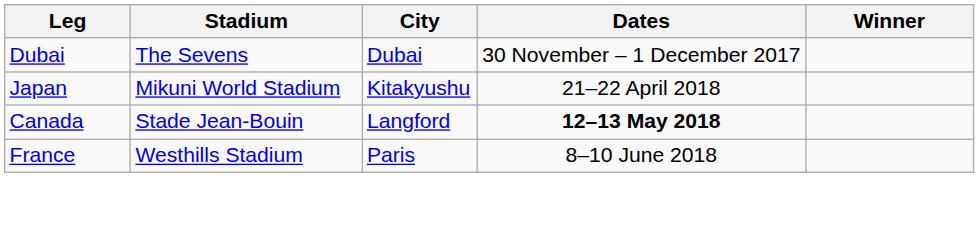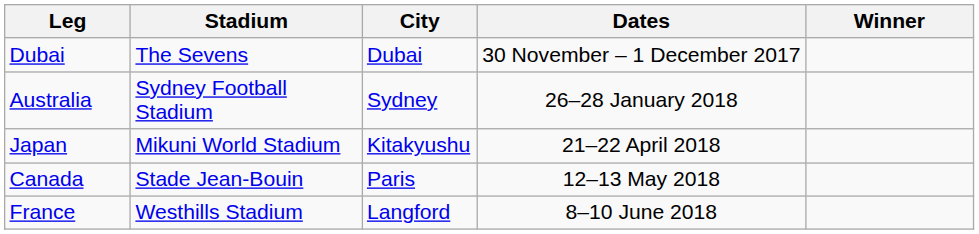+ row: (51, 100)
(409, 121) Langford -> (391, 178) Paris
(641, 121) bold -> (641, 178) normal
(391, 155) Paris -> (409, 212) Langford
